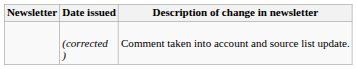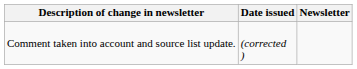columns swapped: (32, 13) <-> (235, 13)
